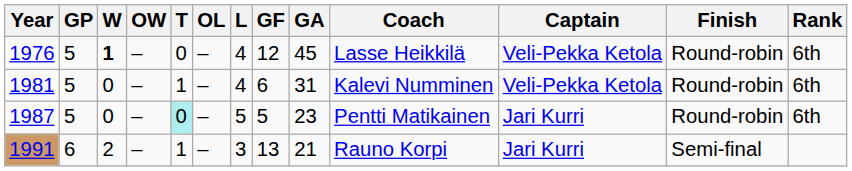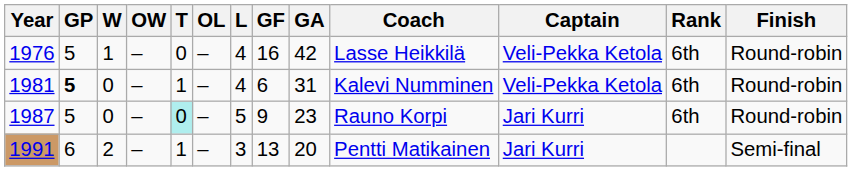columns swapped: (727, 20) <-> (817, 20)
(108, 52) bold -> (108, 52) normal
(268, 52) 12 -> (268, 52) 16
(306, 52) 45 -> (306, 52) 42
(70, 85) normal -> (70, 85) bold
(262, 117) 5 -> (262, 117) 9
(412, 117) Pentti Matikainen -> (391, 117) Rauno Korpi
(306, 149) 21 -> (306, 149) 20
(391, 149) Rauno Korpi -> (412, 149) Pentti Matikainen
